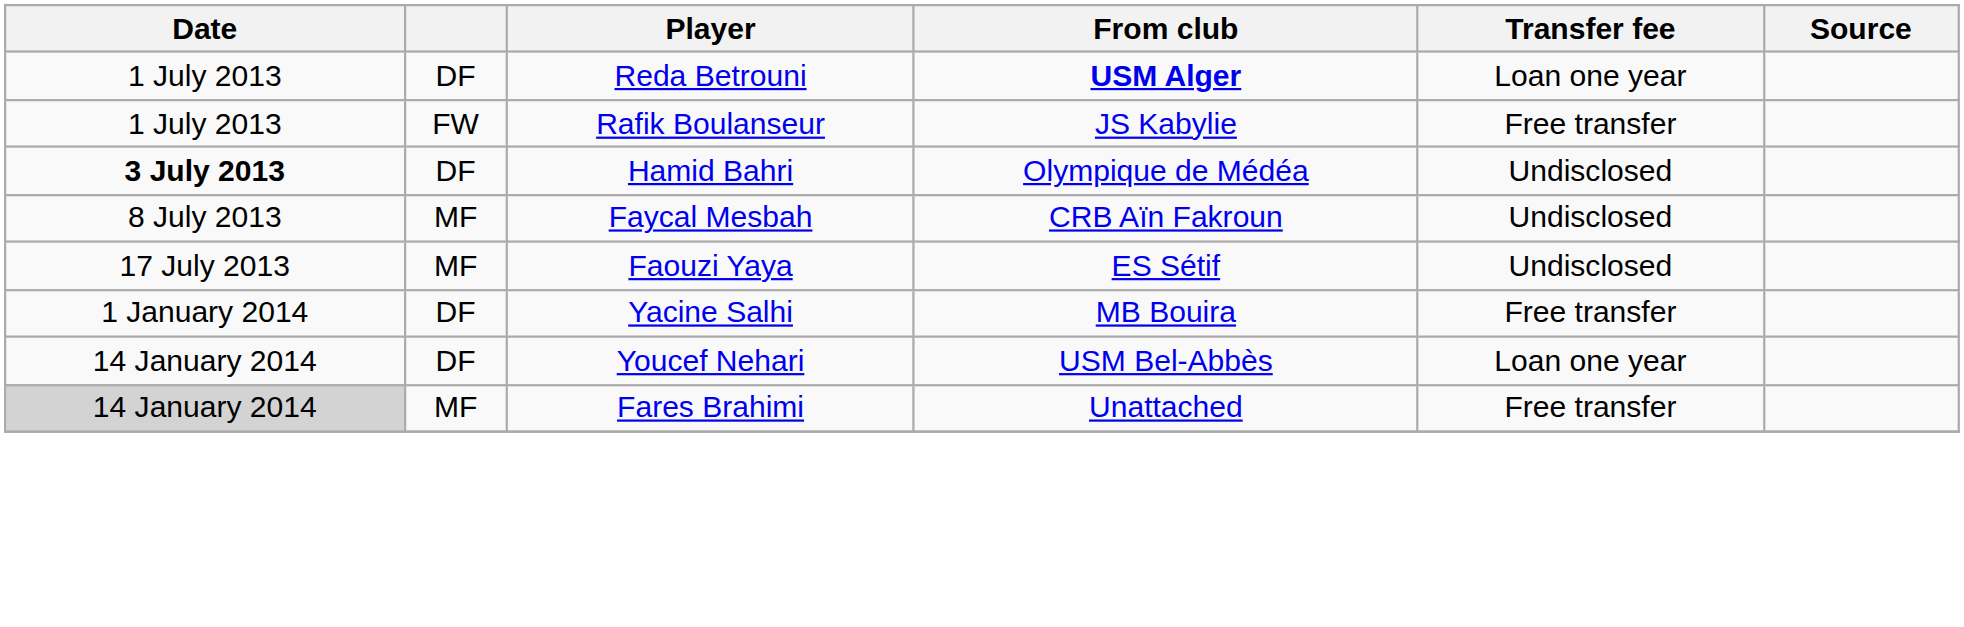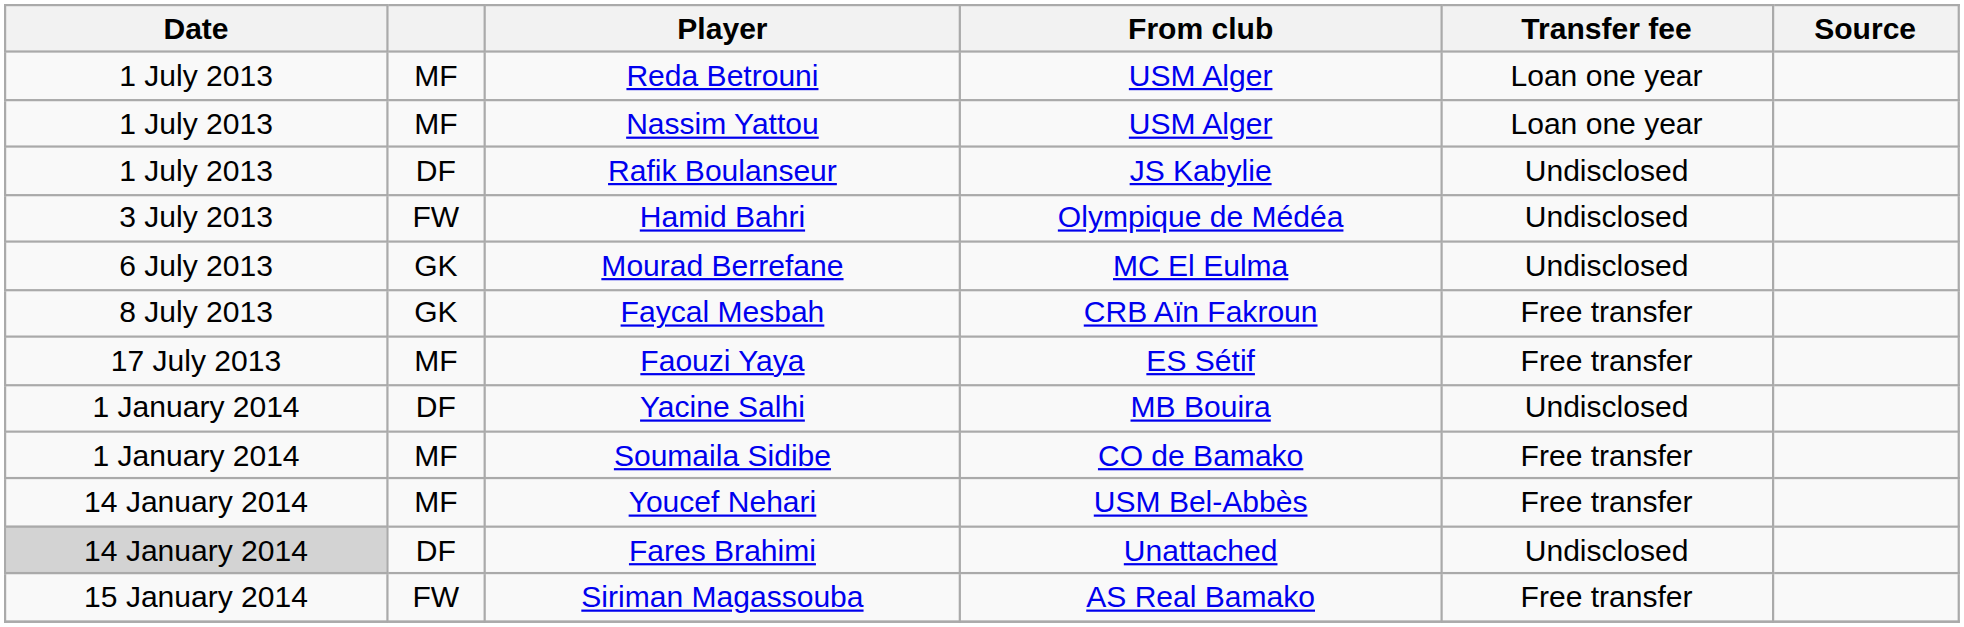(456, 76) DF -> (436, 76) MF
(1166, 76) bold -> (1201, 76) normal
+ row: (722, 123)
(456, 123) FW -> (436, 171) DF
(1590, 123) Free transfer -> (1607, 171) Undisclosed
(205, 171) bold -> (196, 218) normal
(456, 171) DF -> (436, 218) FW
+ row: (722, 265)
(456, 218) MF -> (436, 313) GK
(1590, 218) Undisclosed -> (1607, 313) Free transfer
(1590, 265) Undisclosed -> (1607, 360) Free transfer
(1590, 313) Free transfer -> (1607, 407) Undisclosed
+ row: (722, 455)
(456, 360) DF -> (436, 502) MF
(1590, 360) Loan one year -> (1607, 502) Free transfer
(456, 407) MF -> (436, 550) DF
(1590, 407) Free transfer -> (1607, 550) Undisclosed
+ row: (722, 597)
